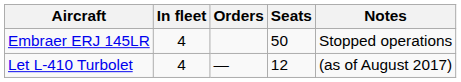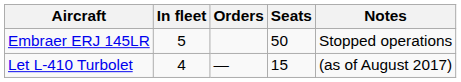(182, 41) 4 -> (182, 41) 5
(279, 65) 12 -> (279, 65) 15
